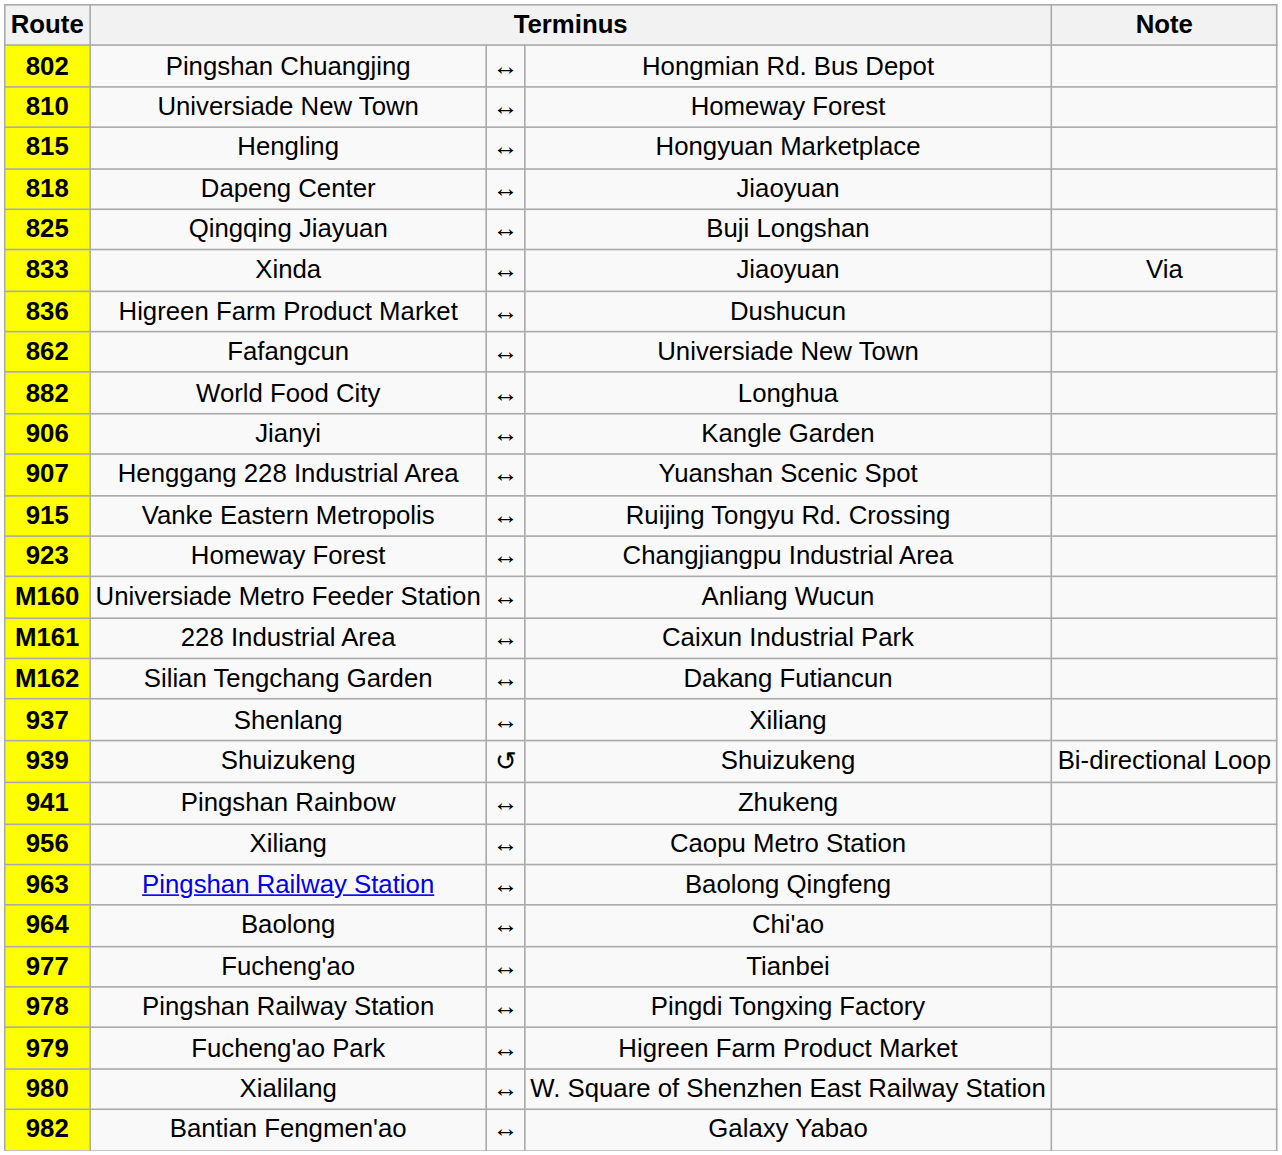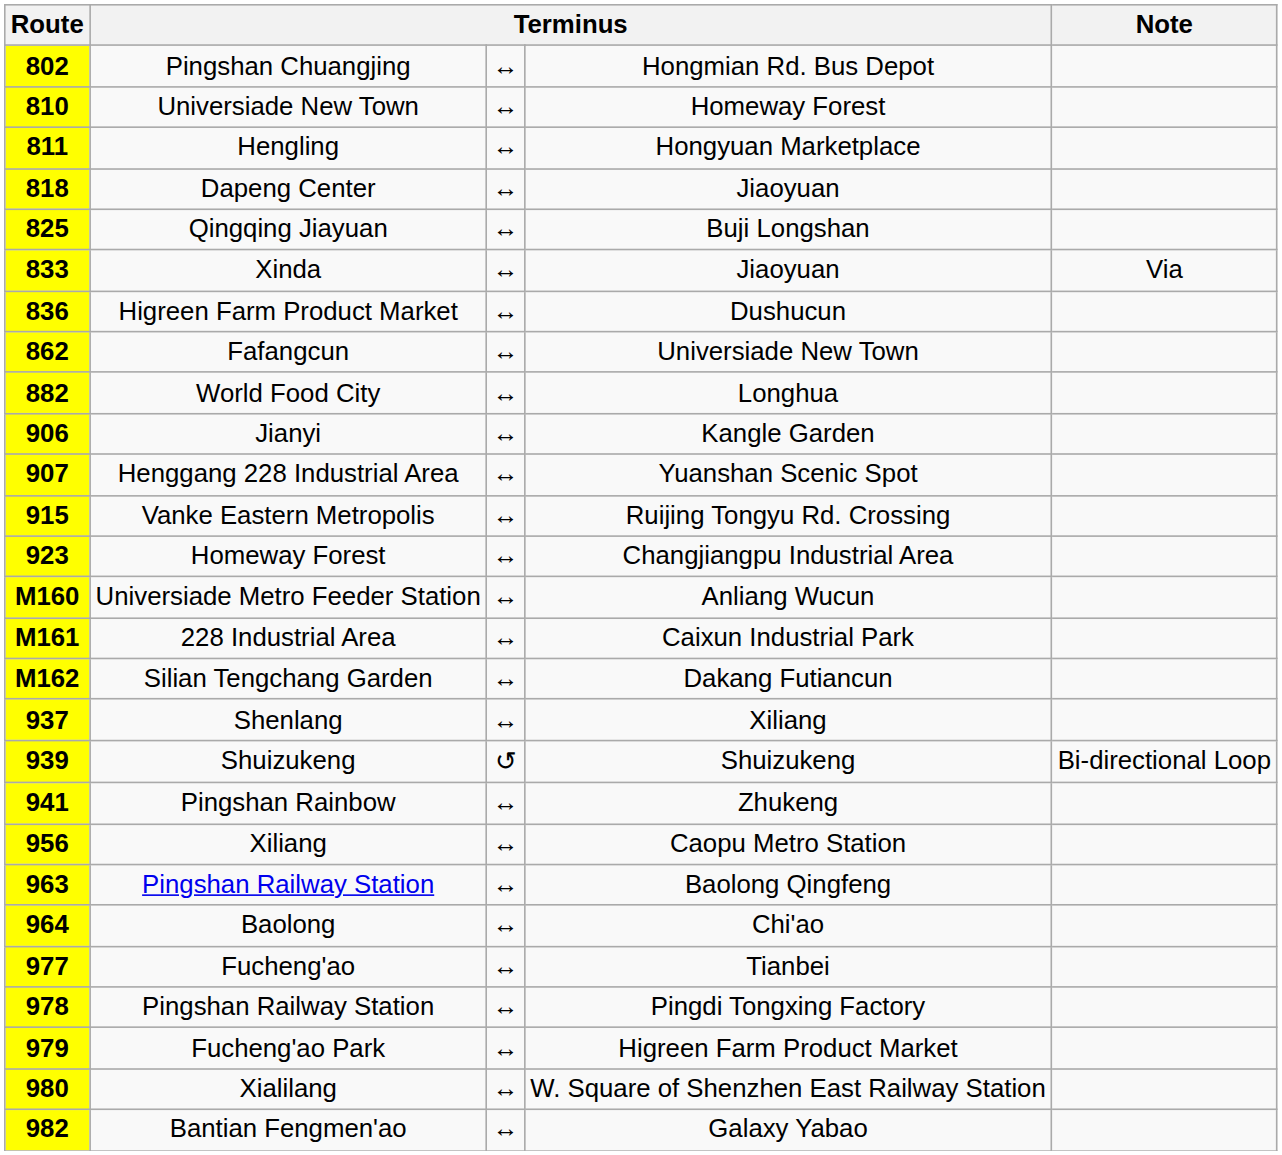(47, 147) 815 -> (47, 147) 811
